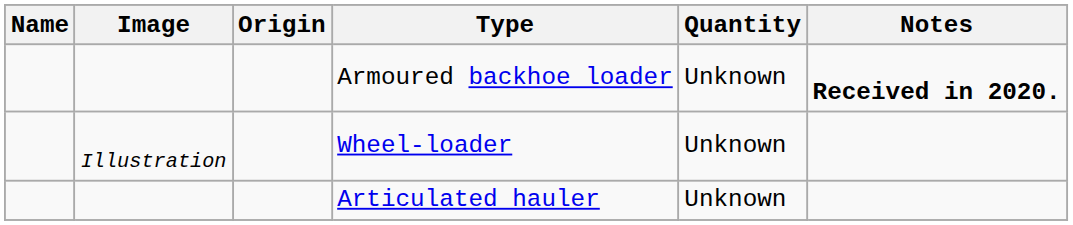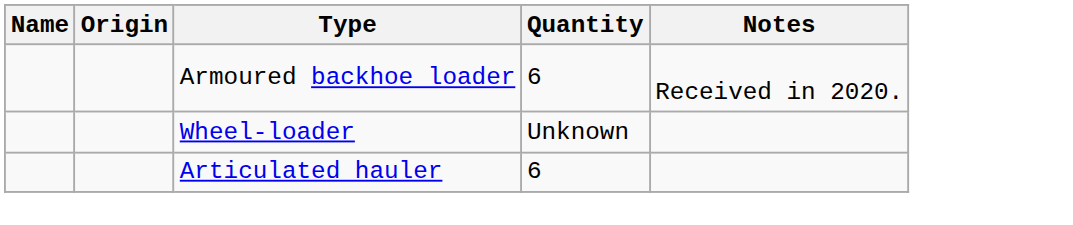- column: (154, 25)
(735, 78) Unknown -> (534, 78) 6
(937, 92) bold -> (779, 92) normal
(735, 200) Unknown -> (534, 172) 6
